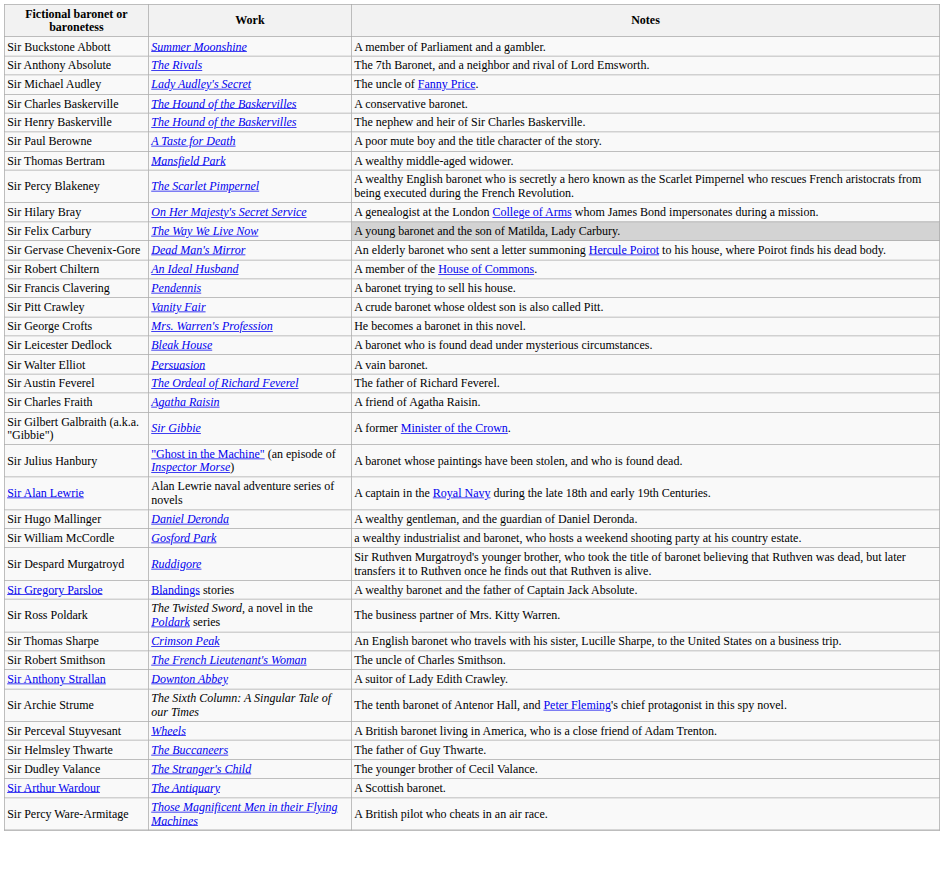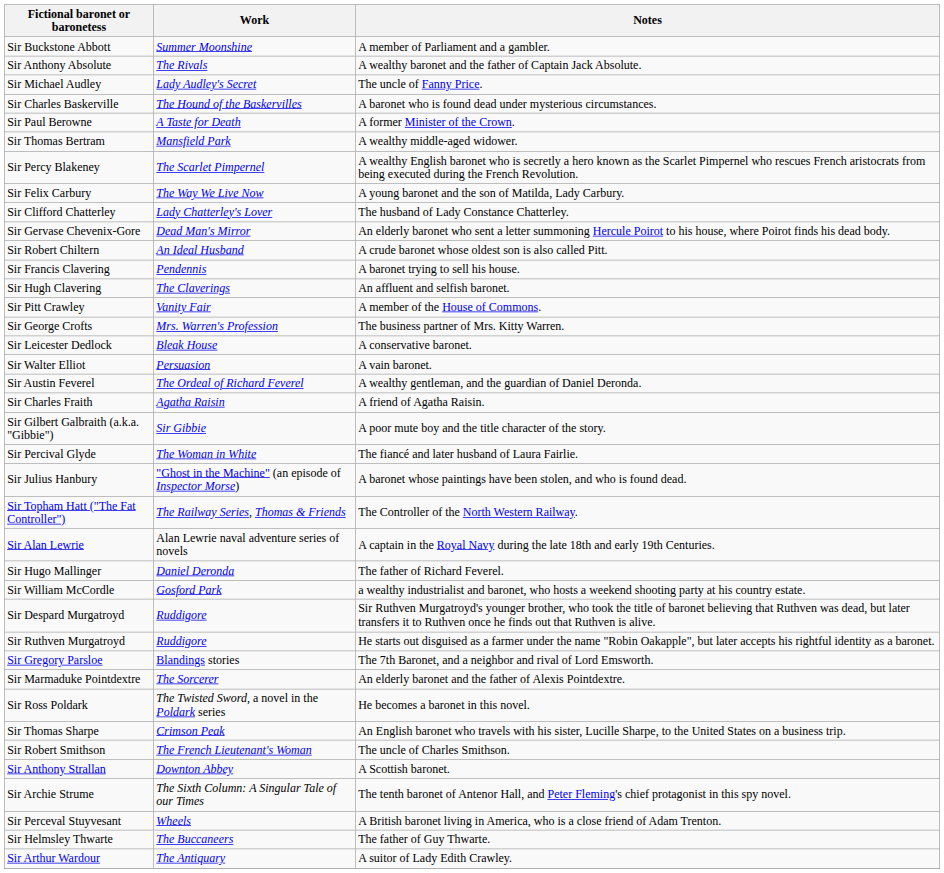(502, 65) The 7th Baronet, and a neighbor and rival of Lord Emsworth. -> (500, 65) A wealthy baronet and the father of Captain Jack Absolute.
(411, 103) A conservative baronet. -> (507, 103) A baronet who is found dead under mysterious circumstances.
- row: (59, 122)
(478, 141) A poor mute boy and the title character of the story. -> (437, 122) A former Minister of the Crown.
- row: (44, 212)
(487, 231) lightgrey background -> (491, 193) no background
+ row: (61, 212)
(446, 269) A member of the House of Commons. -> (483, 250) A crude baronet whose oldest son is also called Pitt.
+ row: (54, 288)
(479, 307) A crude baronet whose oldest son is also called Pitt. -> (450, 307) A member of the House of Commons.
(440, 326) He becomes a baronet in this novel. -> (461, 326) The business partner of Mrs. Kitty Warren.
(503, 345) A baronet who is found dead under mysterious circumstances. -> (415, 345) A conservative baronet.
(427, 383) The father of Richard Feverel. -> (500, 383) A wealthy gentleman, and the guardian of Daniel Deronda.
(432, 428) A former Minister of the Crown. -> (482, 428) A poor mute boy and the title character of the story.
+ row: (51, 454)
+ row: (71, 512)
(496, 519) A wealthy gentleman, and the guardian of Daniel Deronda. -> (431, 570) The father of Richard Feverel.
+ row: (66, 641)
(496, 589) A wealthy baronet and the father of Captain Jack Absolute. -> (506, 660) The 7th Baronet, and a neighbor and rival of Lord Emsworth.
+ row: (74, 679)
(457, 615) The business partner of Mrs. Kitty Warren. -> (444, 705) He becomes a baronet in this novel.
(431, 679) A suitor of Lady Edith Crawley. -> (404, 769) A Scottish baronet.
- row: (54, 769)
(400, 788) A Scottish baronet. -> (435, 858) A suitor of Lady Edith Crawley.
- row: (68, 813)
